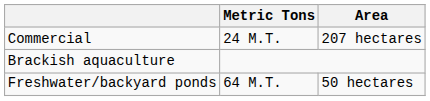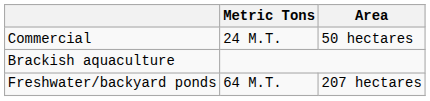(372, 39) 207 hectares -> (368, 39) 50 hectares
(368, 84) 50 hectares -> (372, 84) 207 hectares
